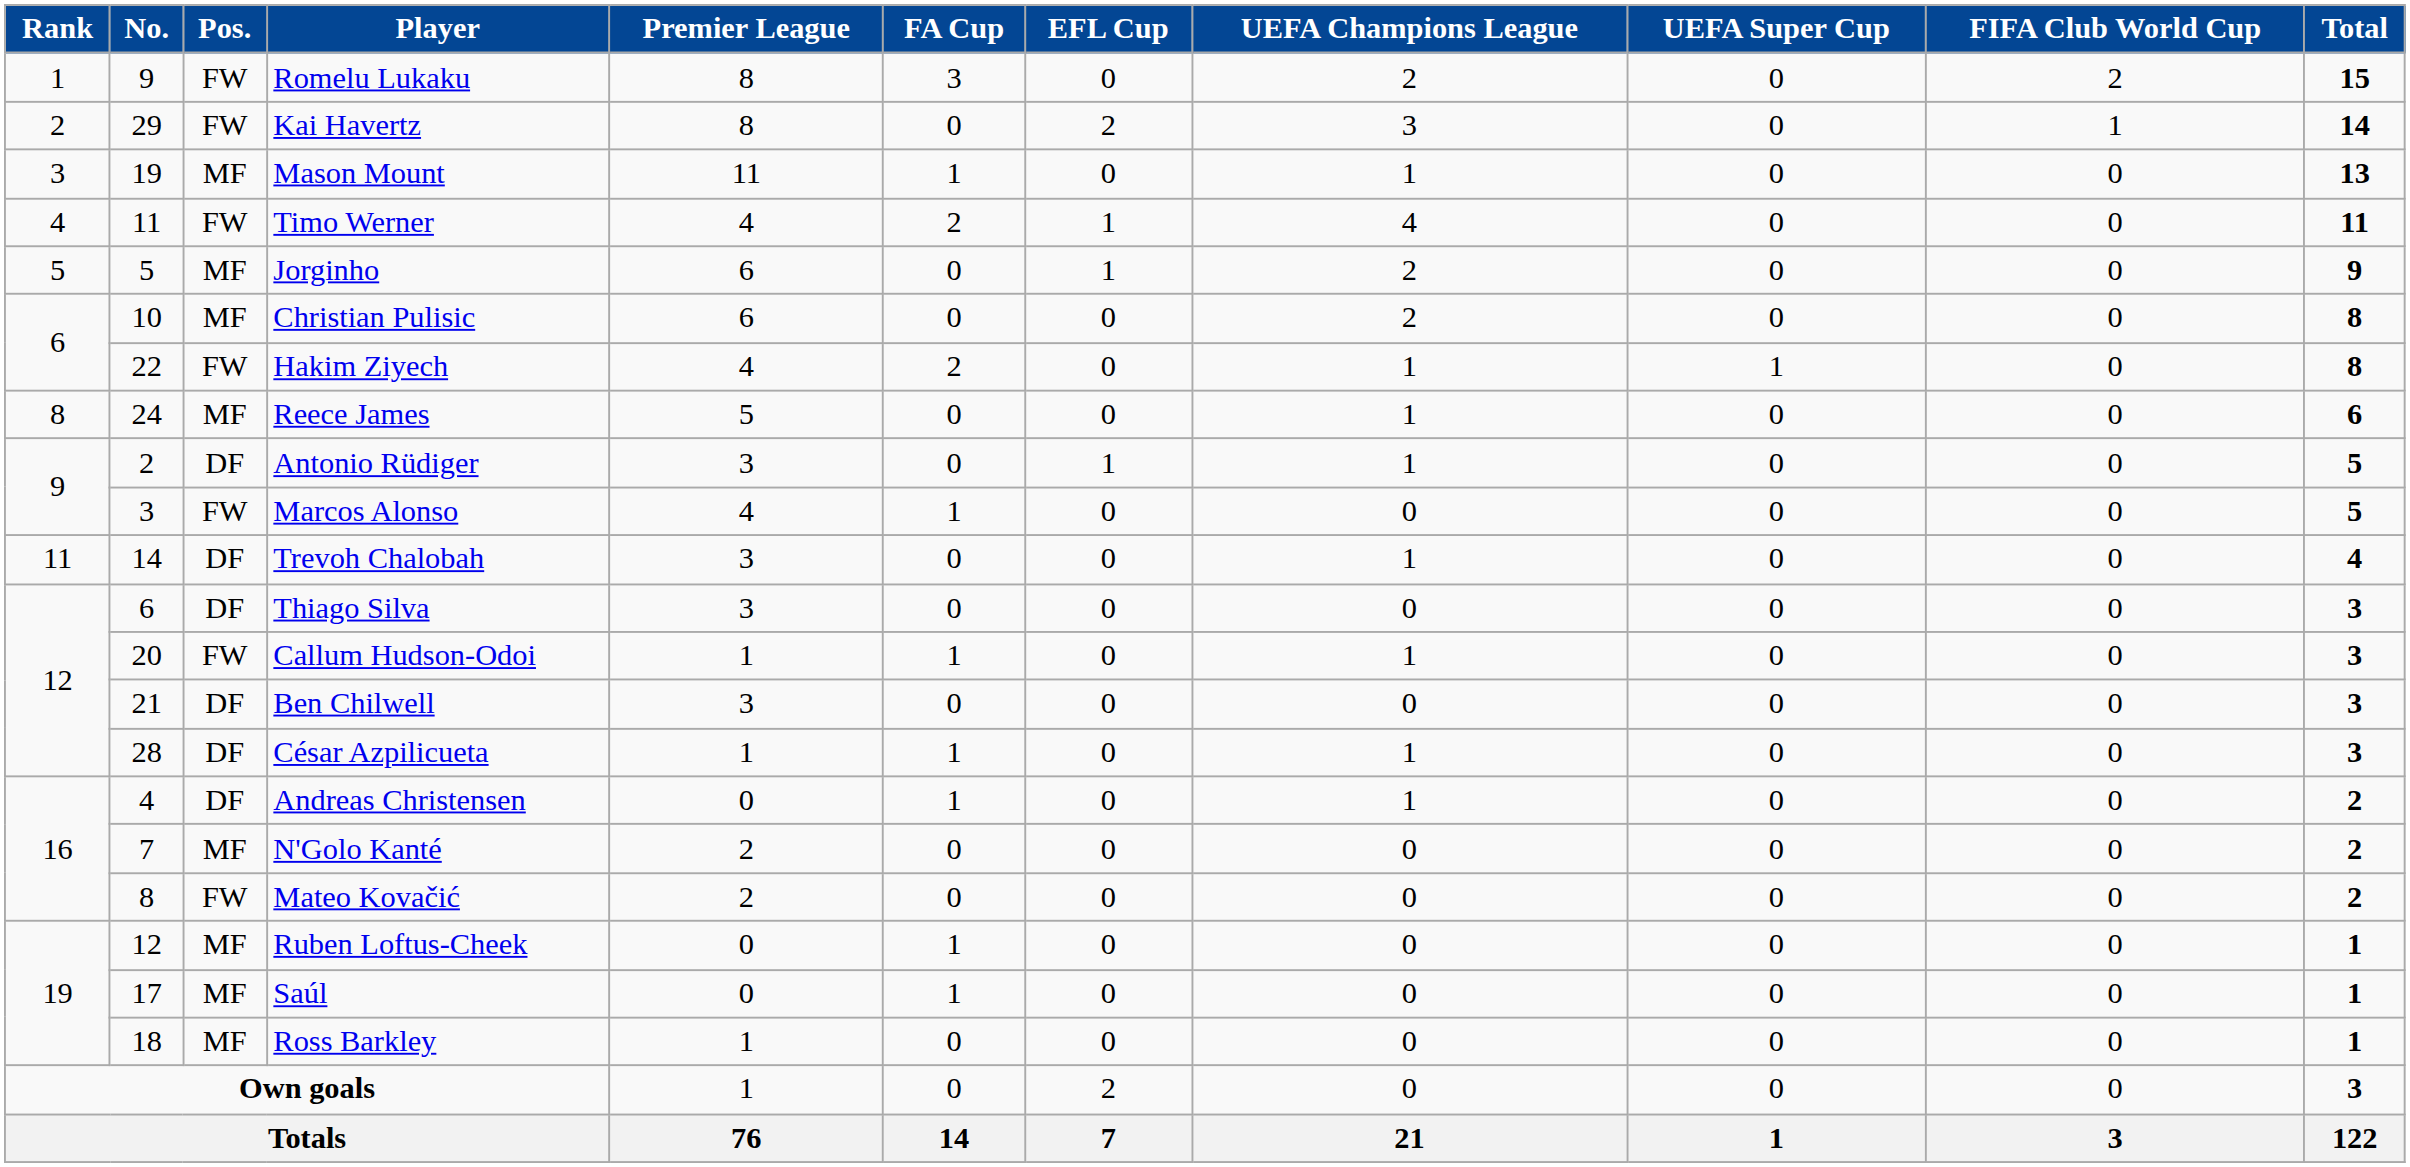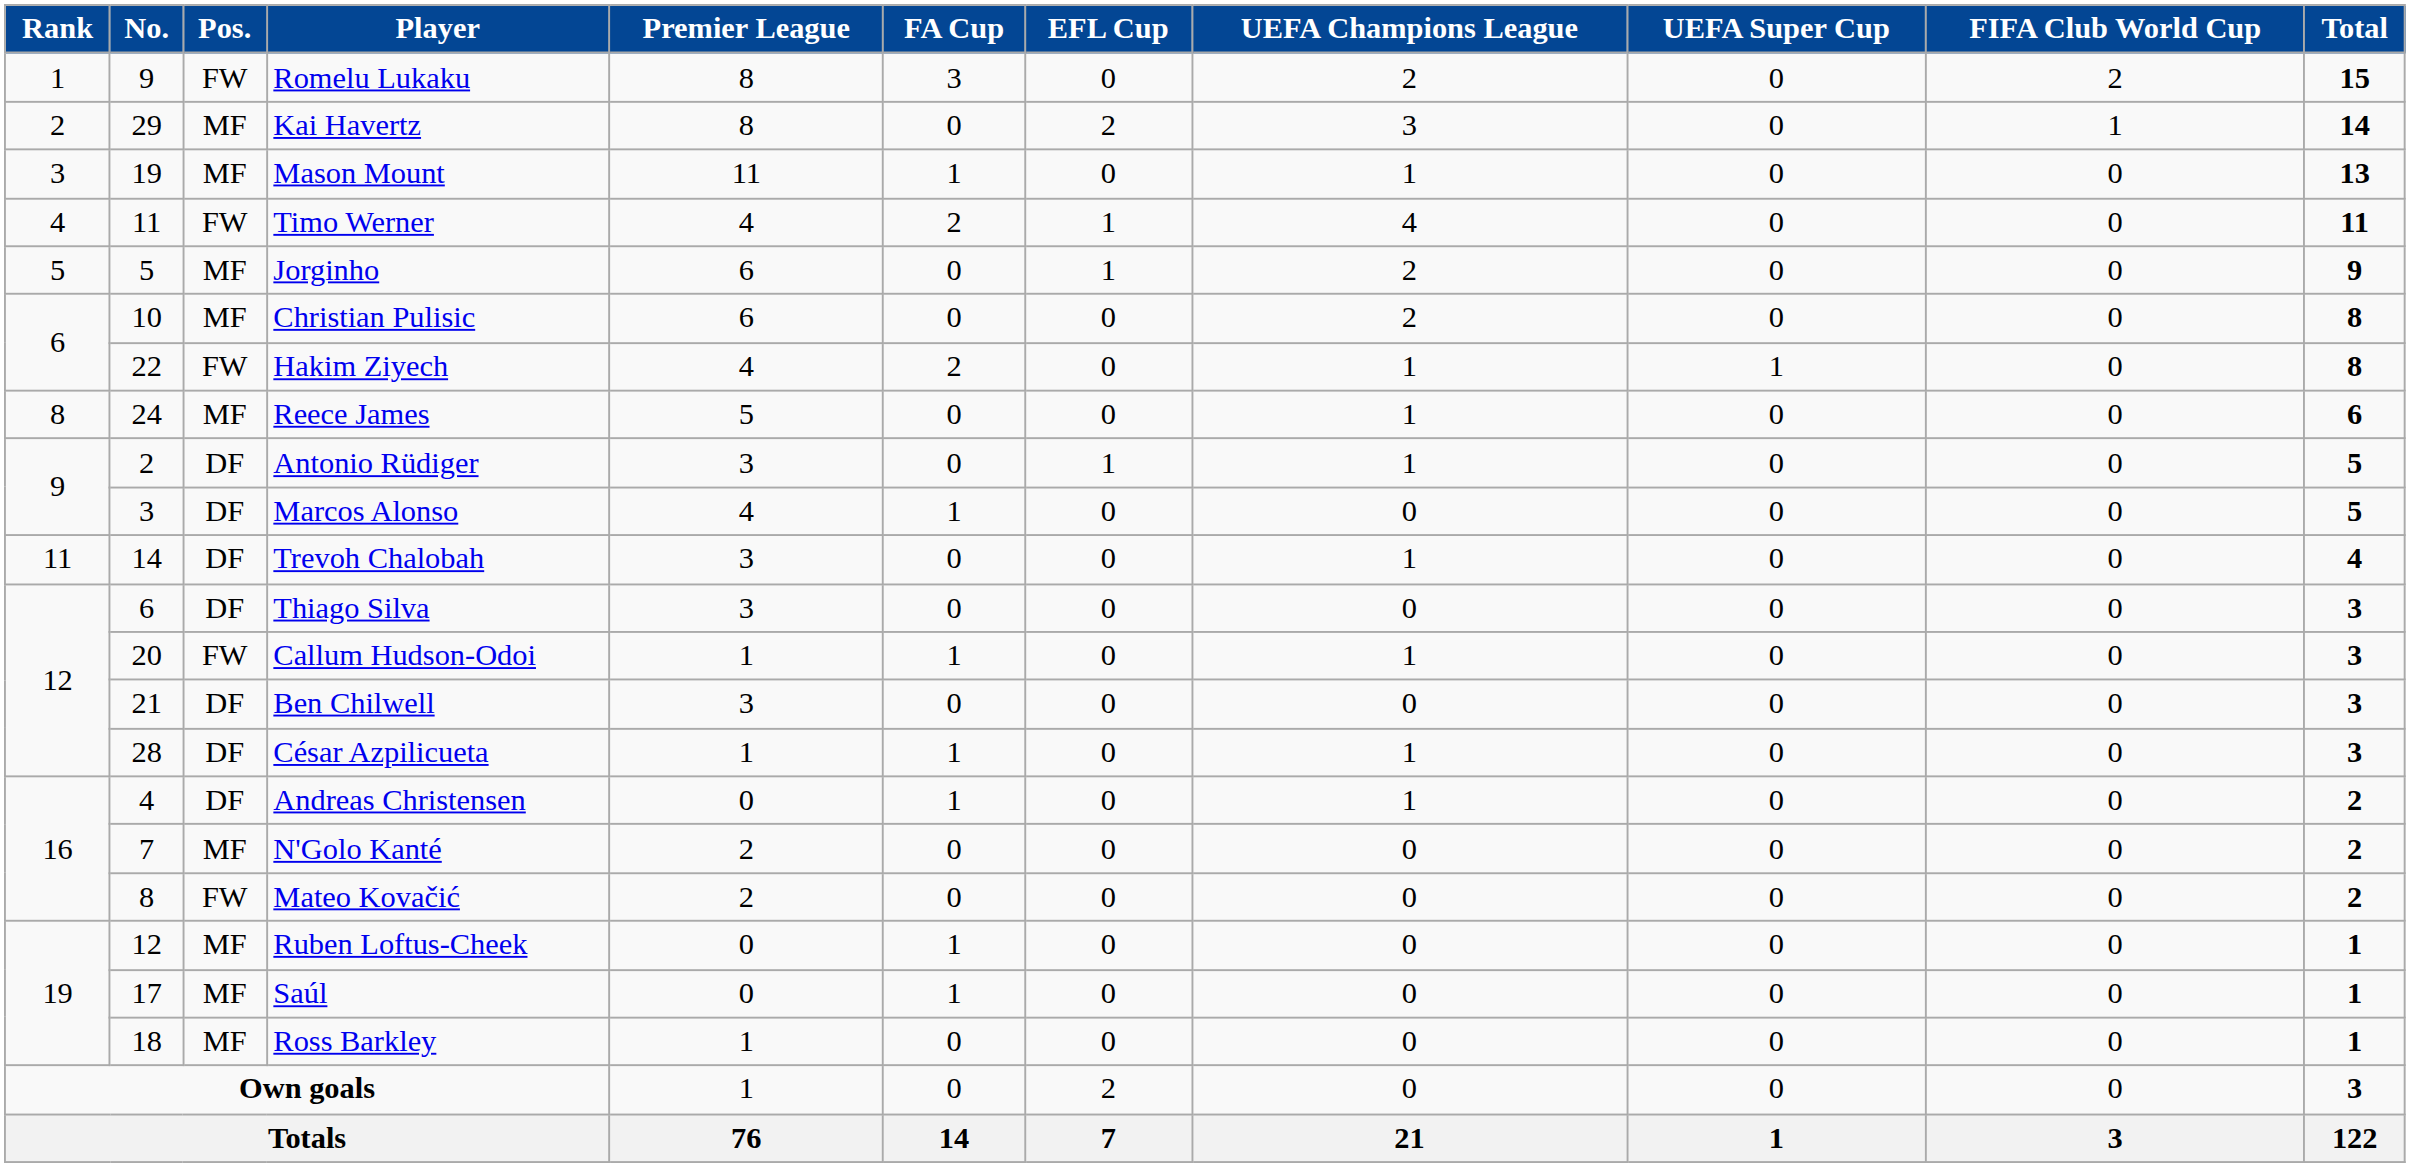(225, 125) FW -> (225, 125) MF
(225, 510) FW -> (225, 510) DF
